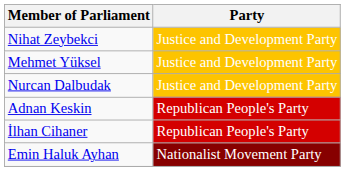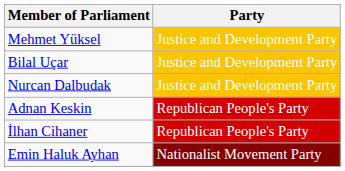- row: (53, 39)
+ row: (38, 62)
